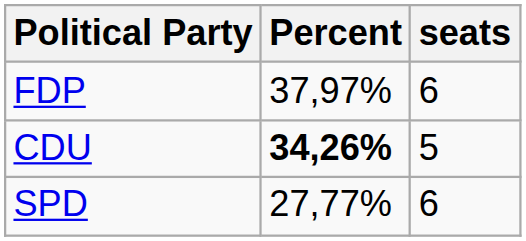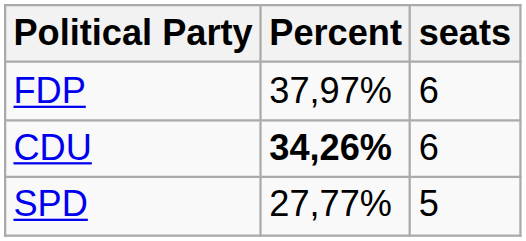(429, 147) 5 -> (429, 147) 6
(429, 205) 6 -> (429, 205) 5
